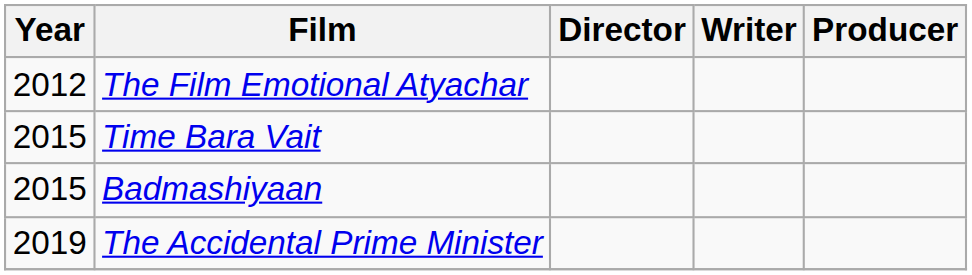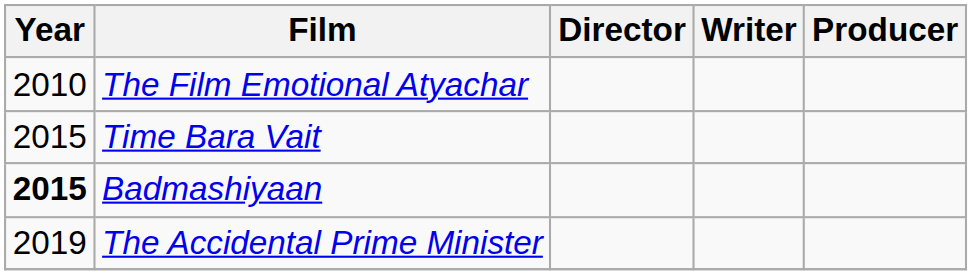(50, 83) 2012 -> (50, 83) 2010
(50, 189) normal -> (50, 189) bold
